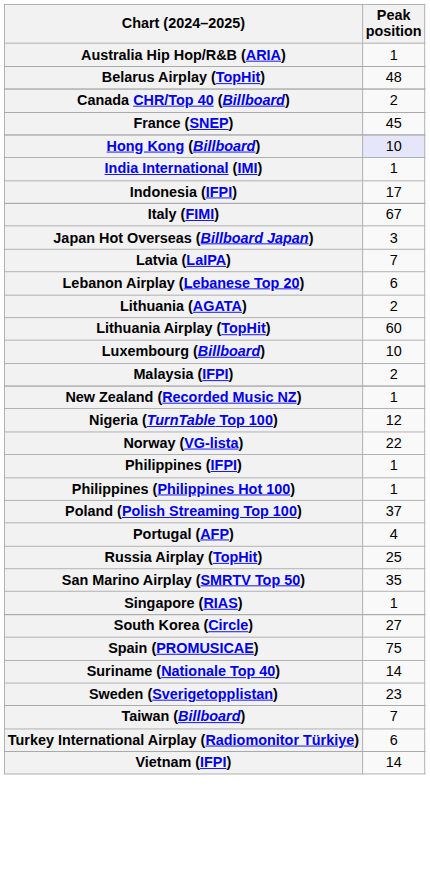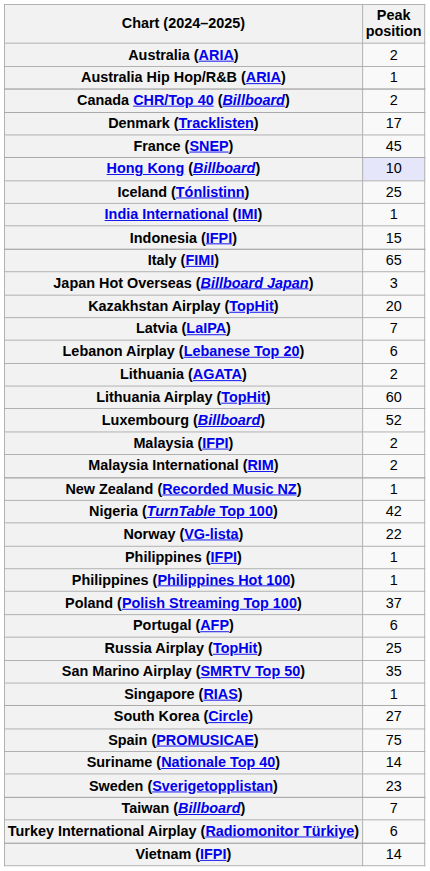+ row: (183, 54)
- row: (183, 77)
+ row: (183, 123)
+ row: (183, 191)
(394, 191) 17 -> (394, 237) 15
(394, 214) 67 -> (394, 260) 65
+ row: (183, 306)
(394, 351) 10 -> (394, 420) 52
+ row: (183, 466)
(394, 420) 12 -> (394, 511) 42
(394, 534) 4 -> (394, 625) 6
